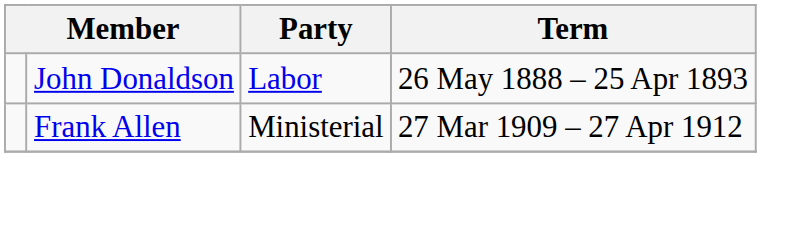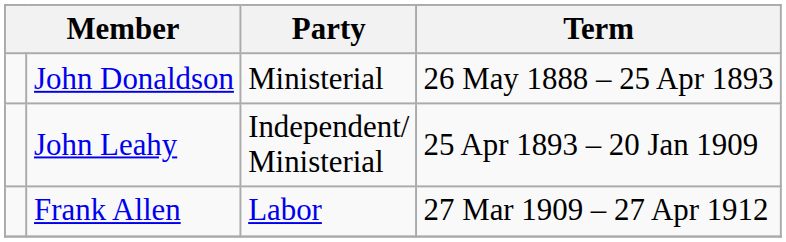(285, 77) Labor -> (316, 77) Ministerial
+ row: (106, 144)
(316, 126) Ministerial -> (285, 210) Labor
